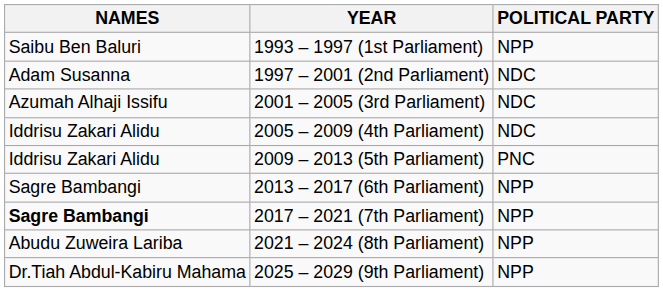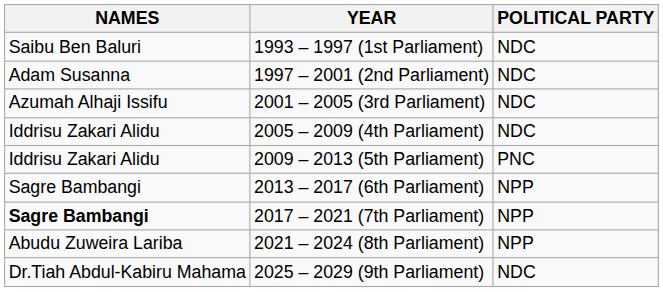(516, 46) NPP -> (516, 46) NDC
(516, 272) NPP -> (516, 272) NDC
